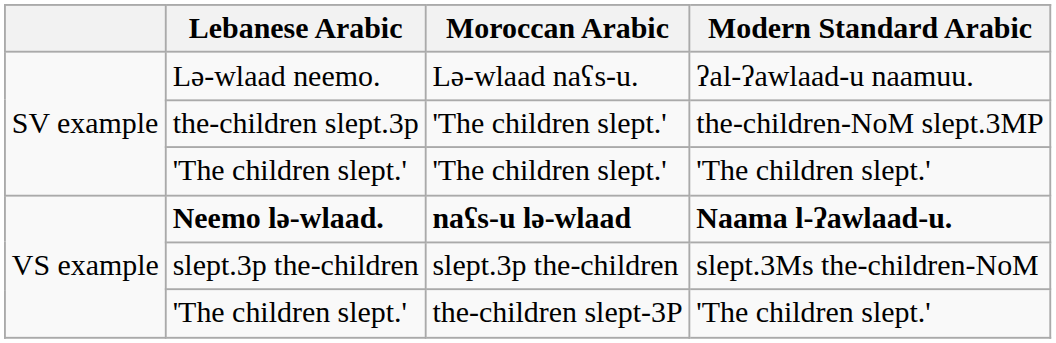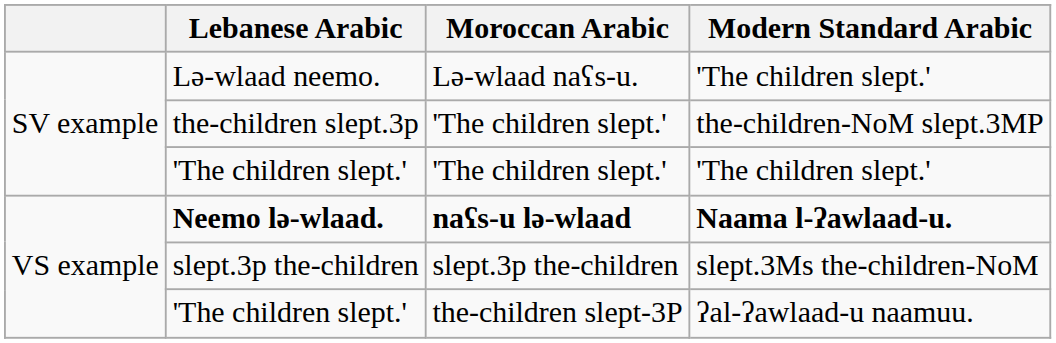(835, 75) ʔal-ʔawlaad-u naamuu. -> (813, 75) 'The children slept.'
(813, 312) 'The children slept.' -> (835, 312) ʔal-ʔawlaad-u naamuu.
